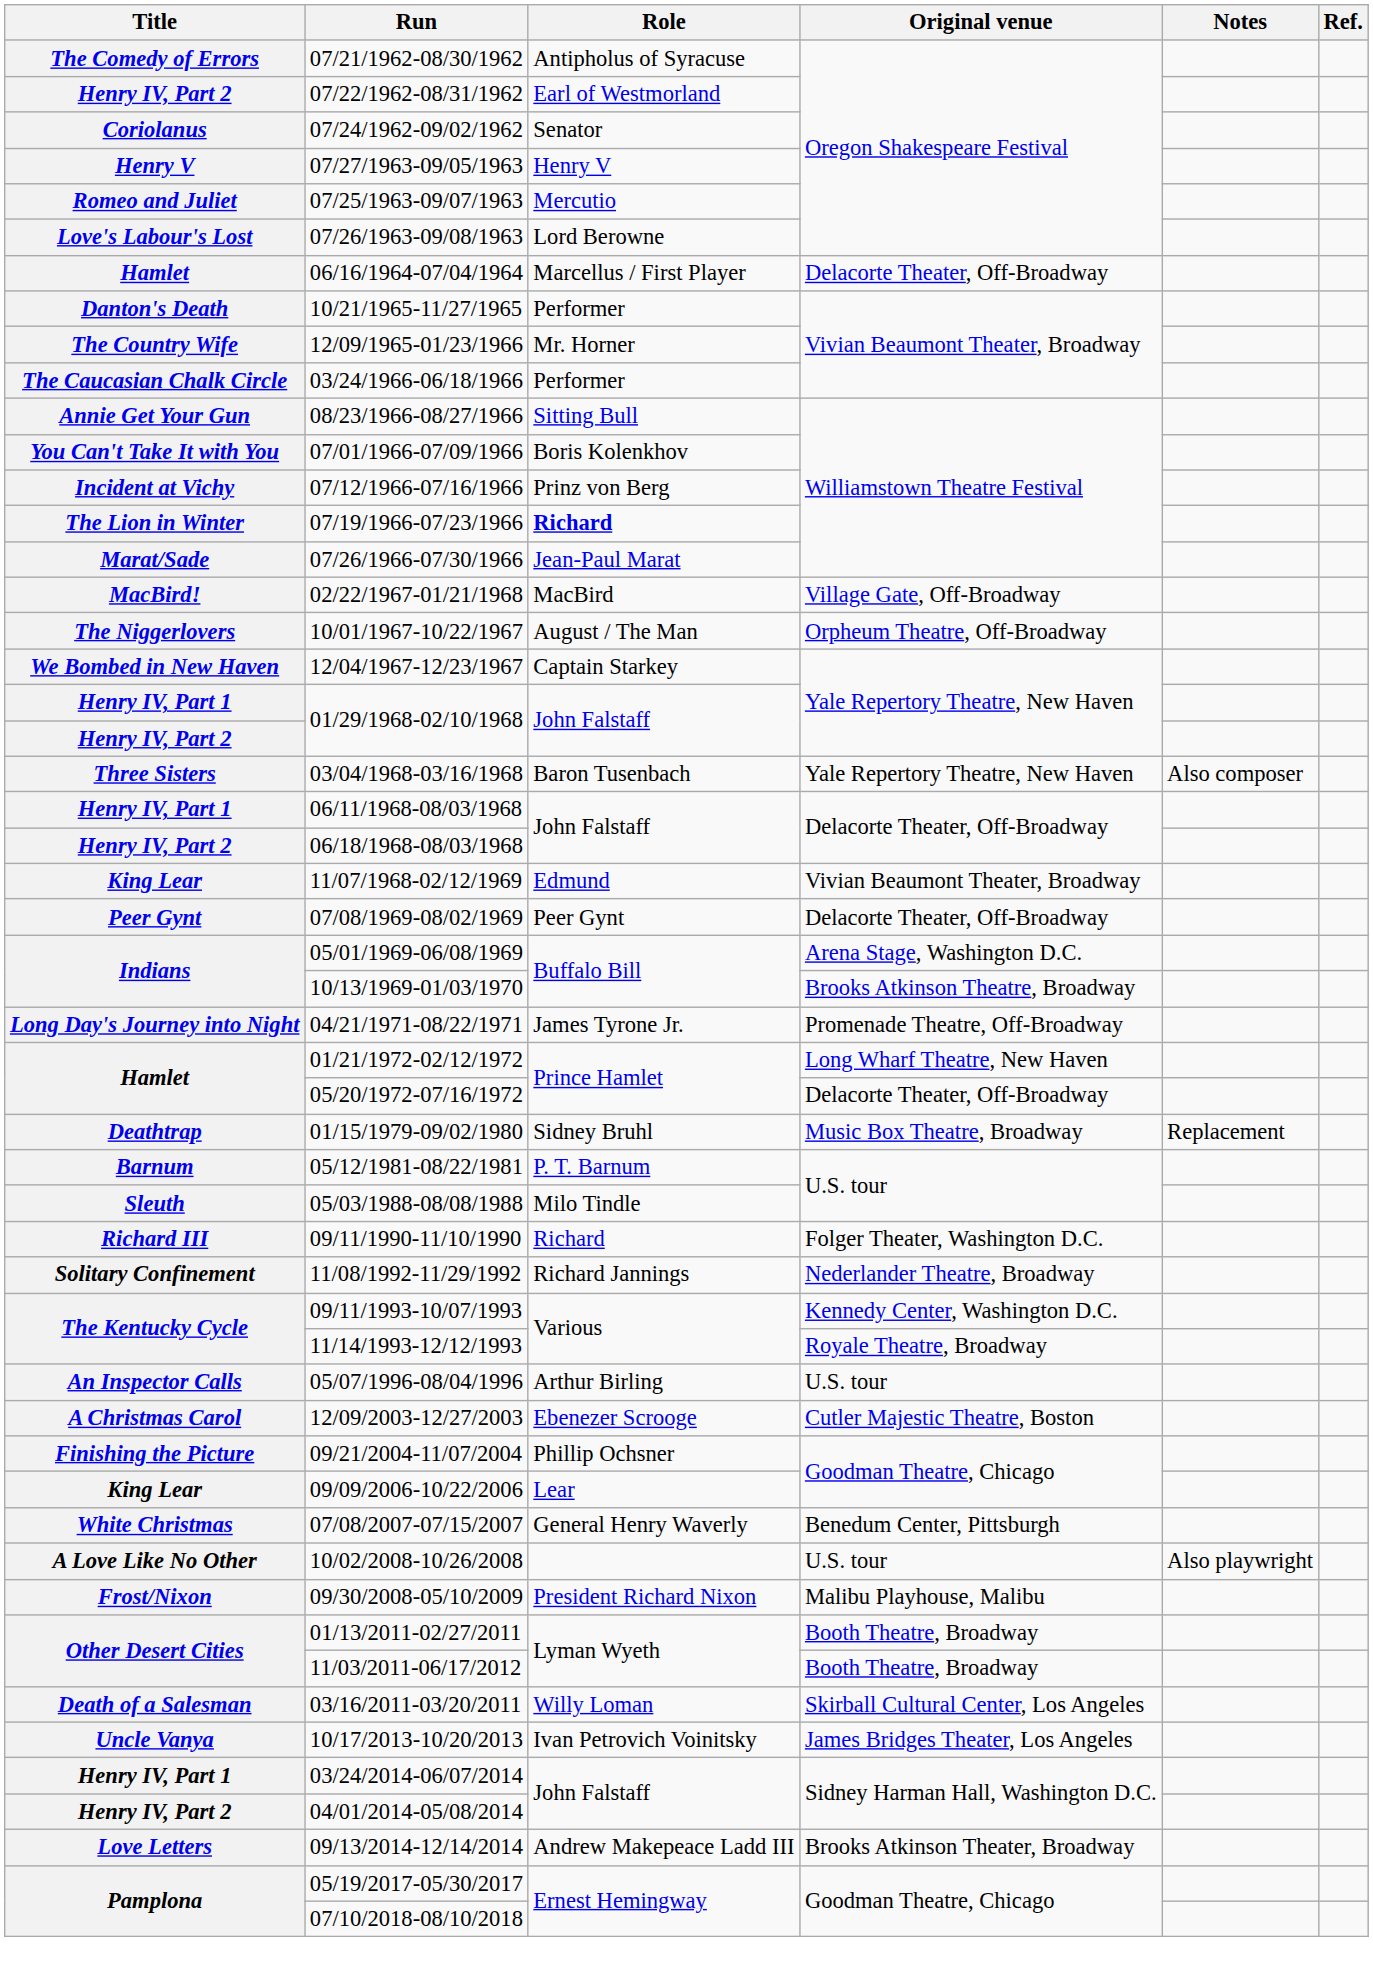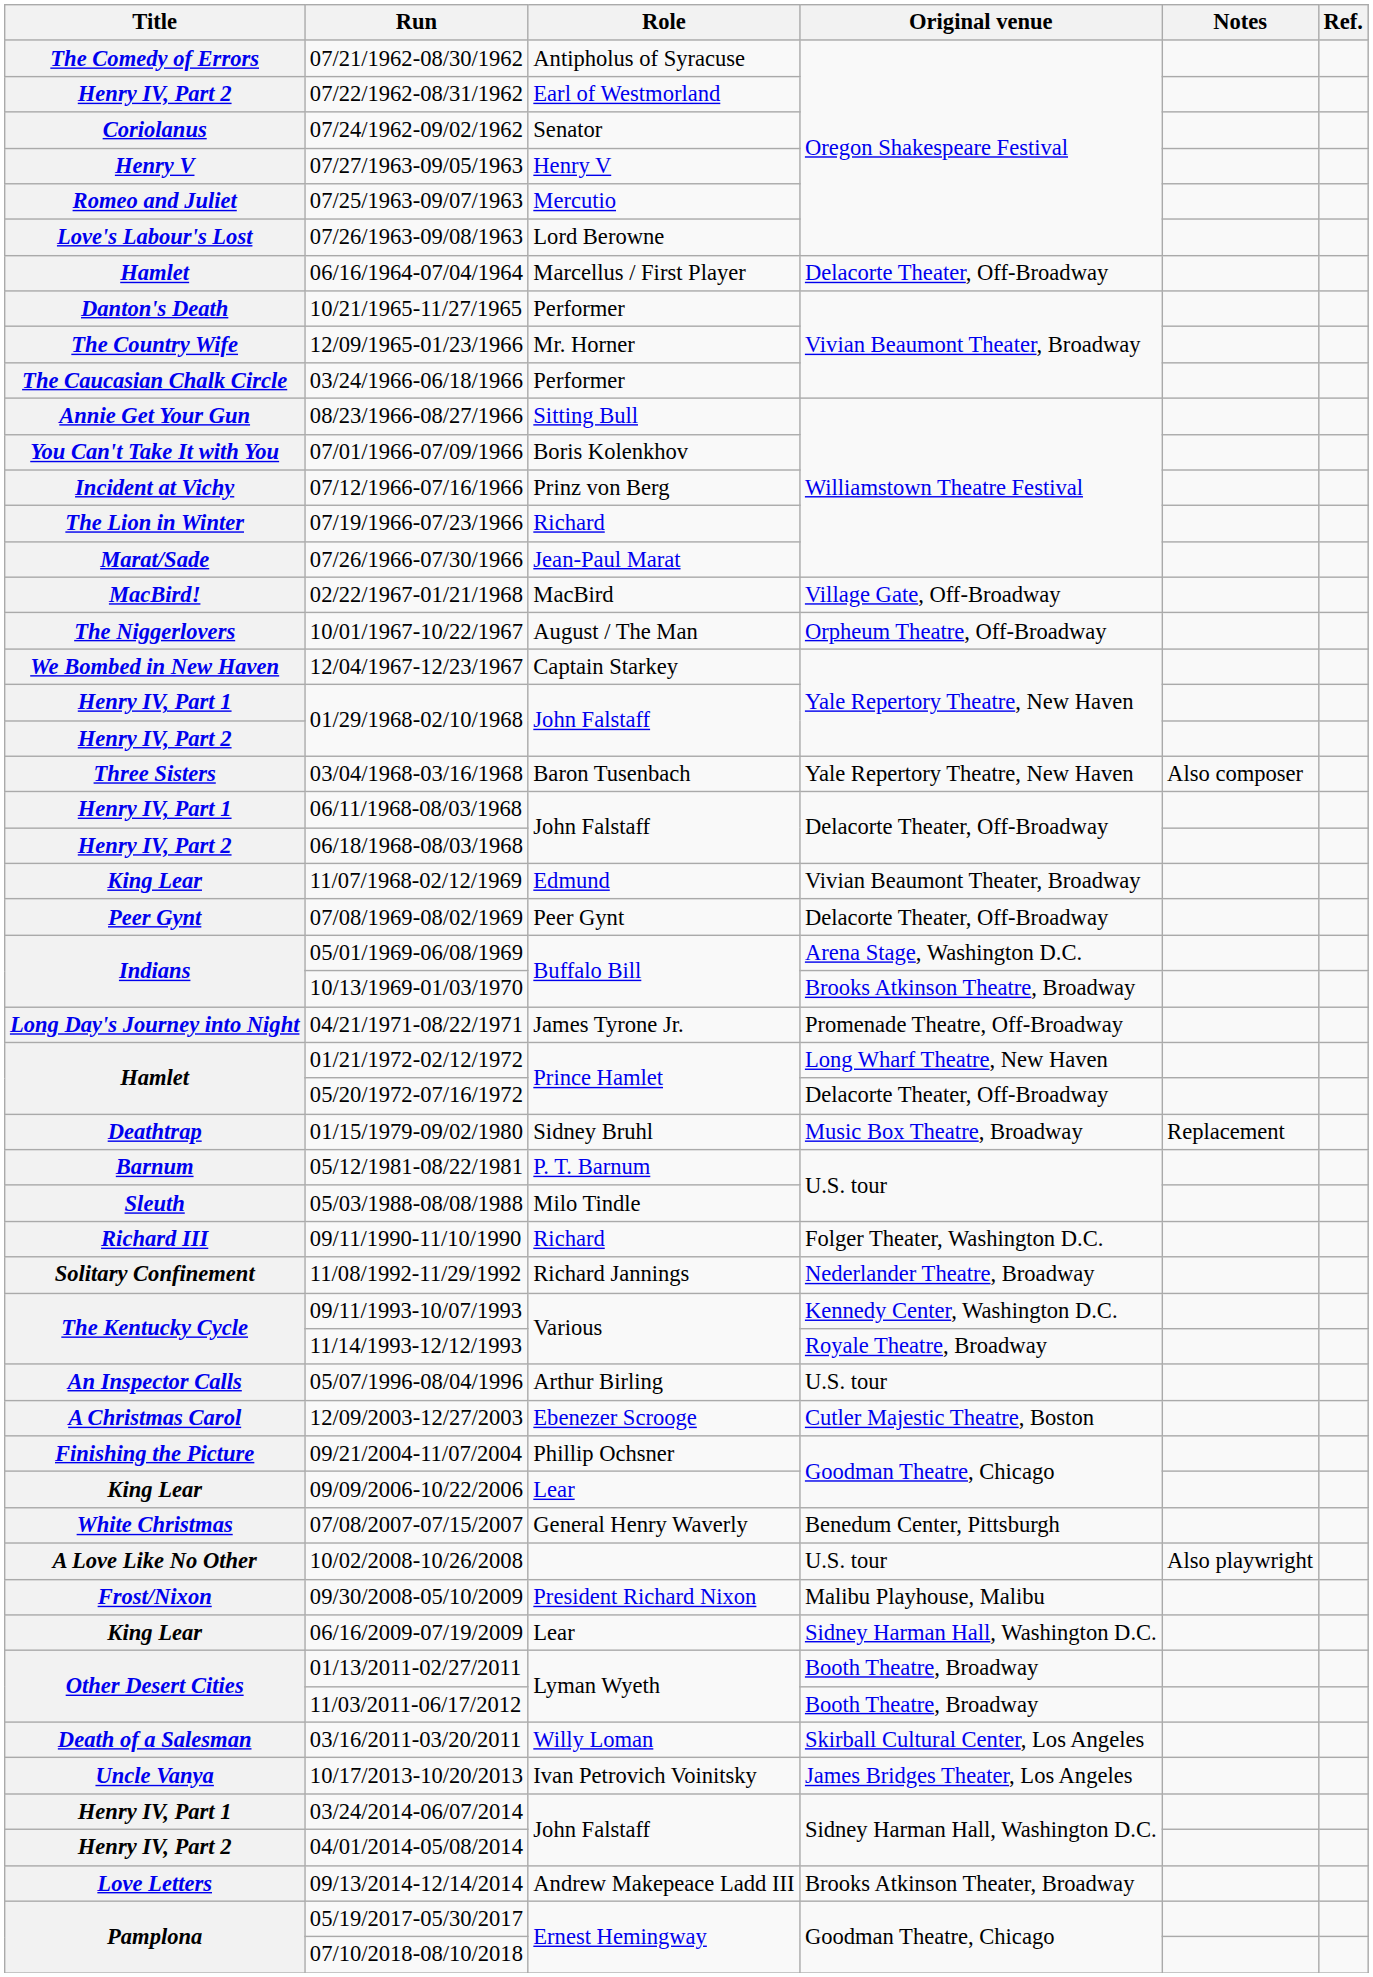(573, 523) bold -> (569, 523) normal
+ row: (155, 1632)
